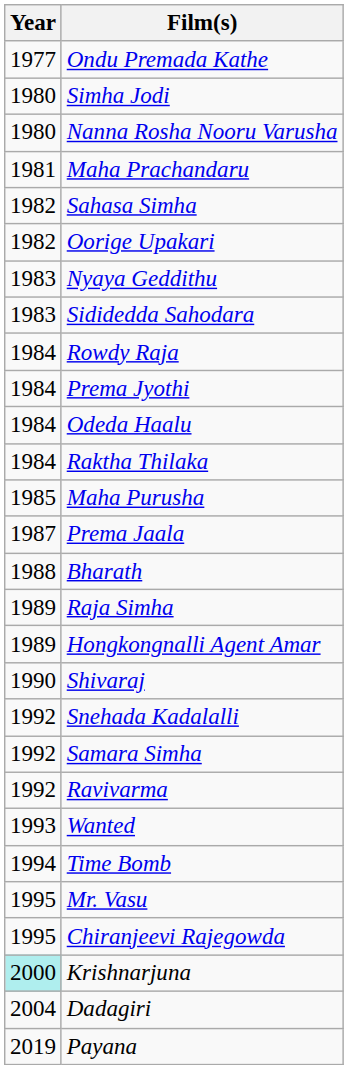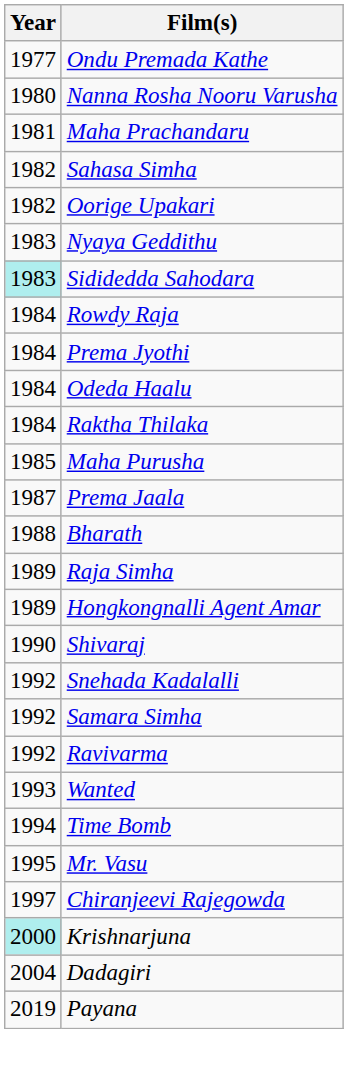- row: (118, 95)
(33, 315) no background -> (33, 278) paleturquoise background
(33, 936) 1995 -> (33, 899) 1997
